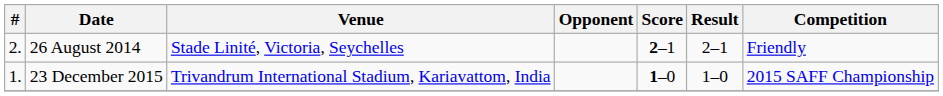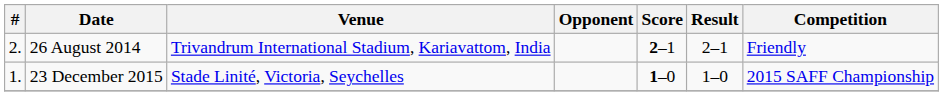(287, 47) Stade Linité, Victoria, Seychelles -> (361, 47) Trivandrum International Stadium, Kariavattom, India
(361, 76) Trivandrum International Stadium, Kariavattom, India -> (287, 76) Stade Linité, Victoria, Seychelles
